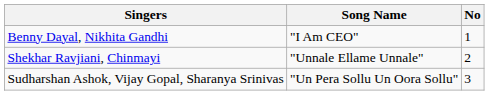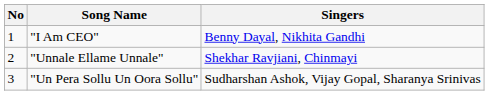columns swapped: (473, 15) <-> (146, 15)
